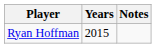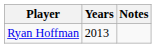(97, 33) 2015 -> (97, 33) 2013
